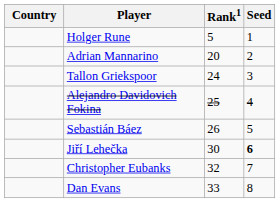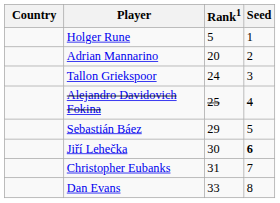(213, 129) 26 -> (213, 129) 29
(213, 168) 32 -> (213, 168) 31
